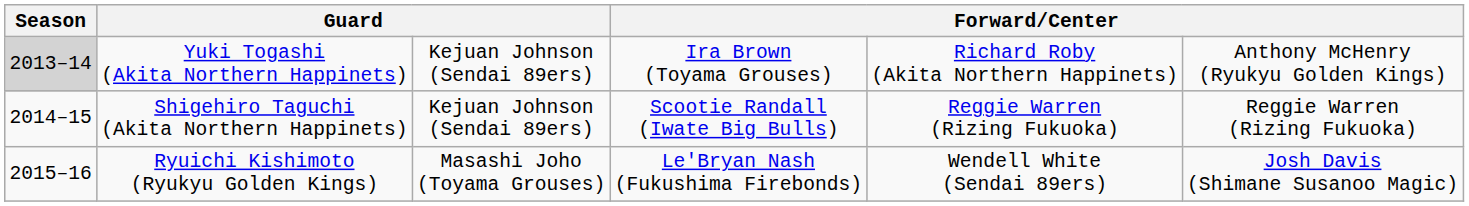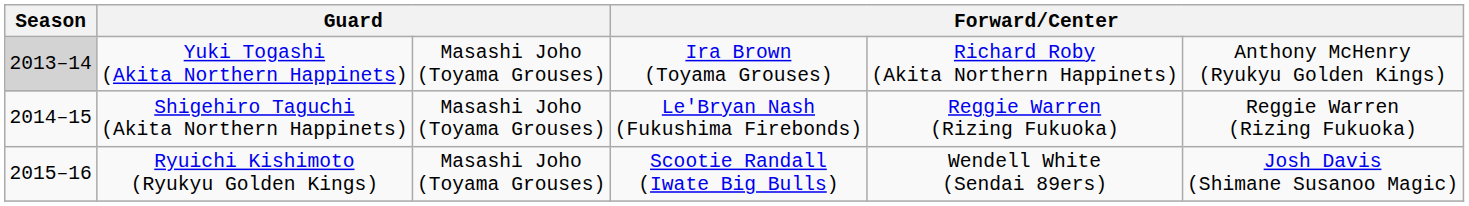(511, 64) Kejuan Johnson (Sendai 89ers) -> (511, 64) Masashi Joho (Toyama Grouses)
(511, 119) Kejuan Johnson (Sendai 89ers) -> (511, 119) Masashi Joho (Toyama Grouses)
(738, 119) Scootie Randall (Iwate Big Bulls) -> (738, 119) Le'Bryan Nash (Fukushima Firebonds)
(738, 173) Le'Bryan Nash (Fukushima Firebonds) -> (738, 173) Scootie Randall (Iwate Big Bulls)
